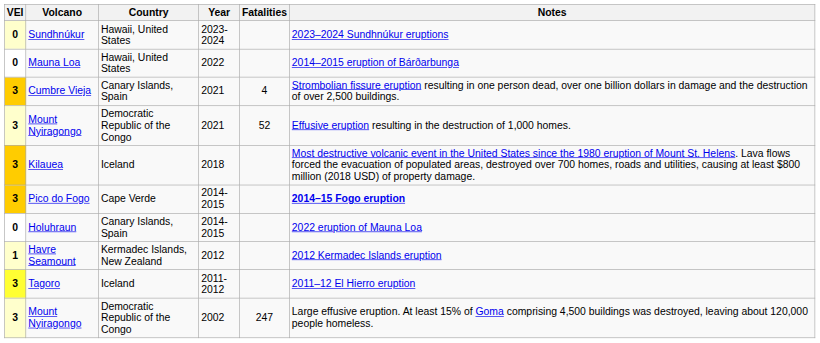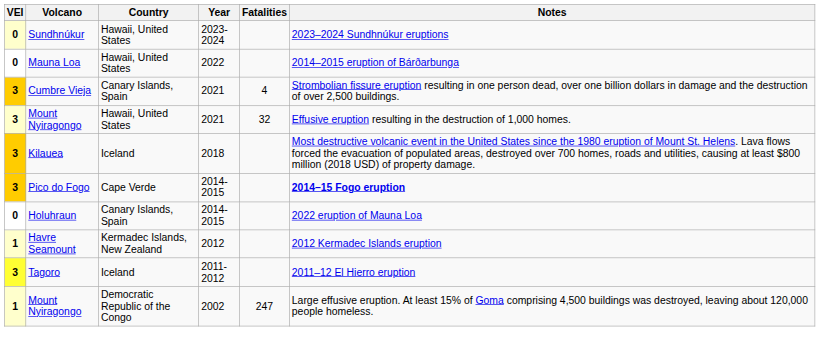(136, 125) Democratic Republic of the Congo -> (134, 119) Hawaii, United States
(264, 125) 52 -> (264, 119) 32
(15, 318) 3 -> (15, 306) 1
